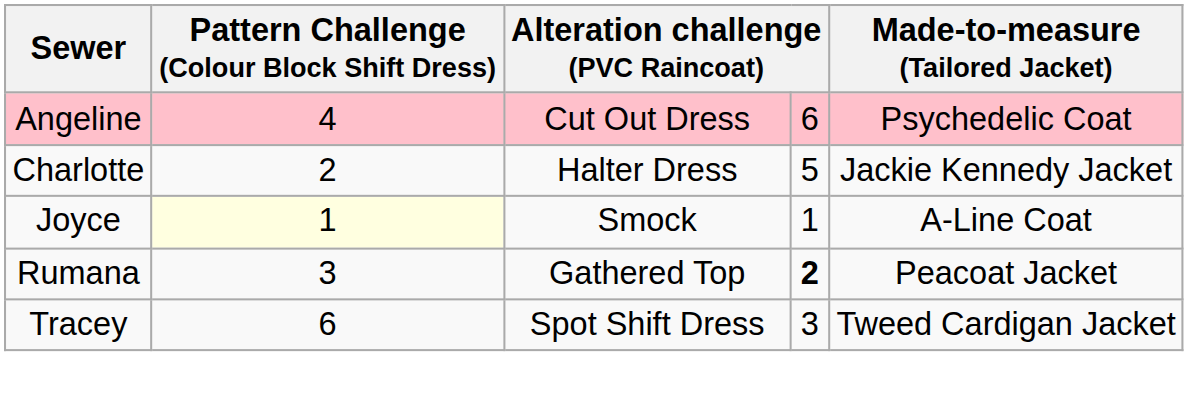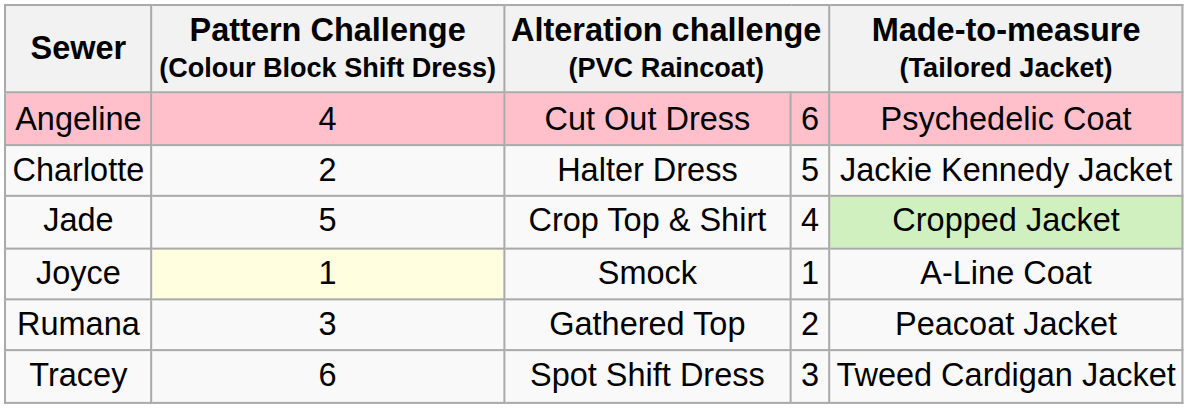+ row: (78, 221)
(810, 272) bold -> (810, 324) normal
